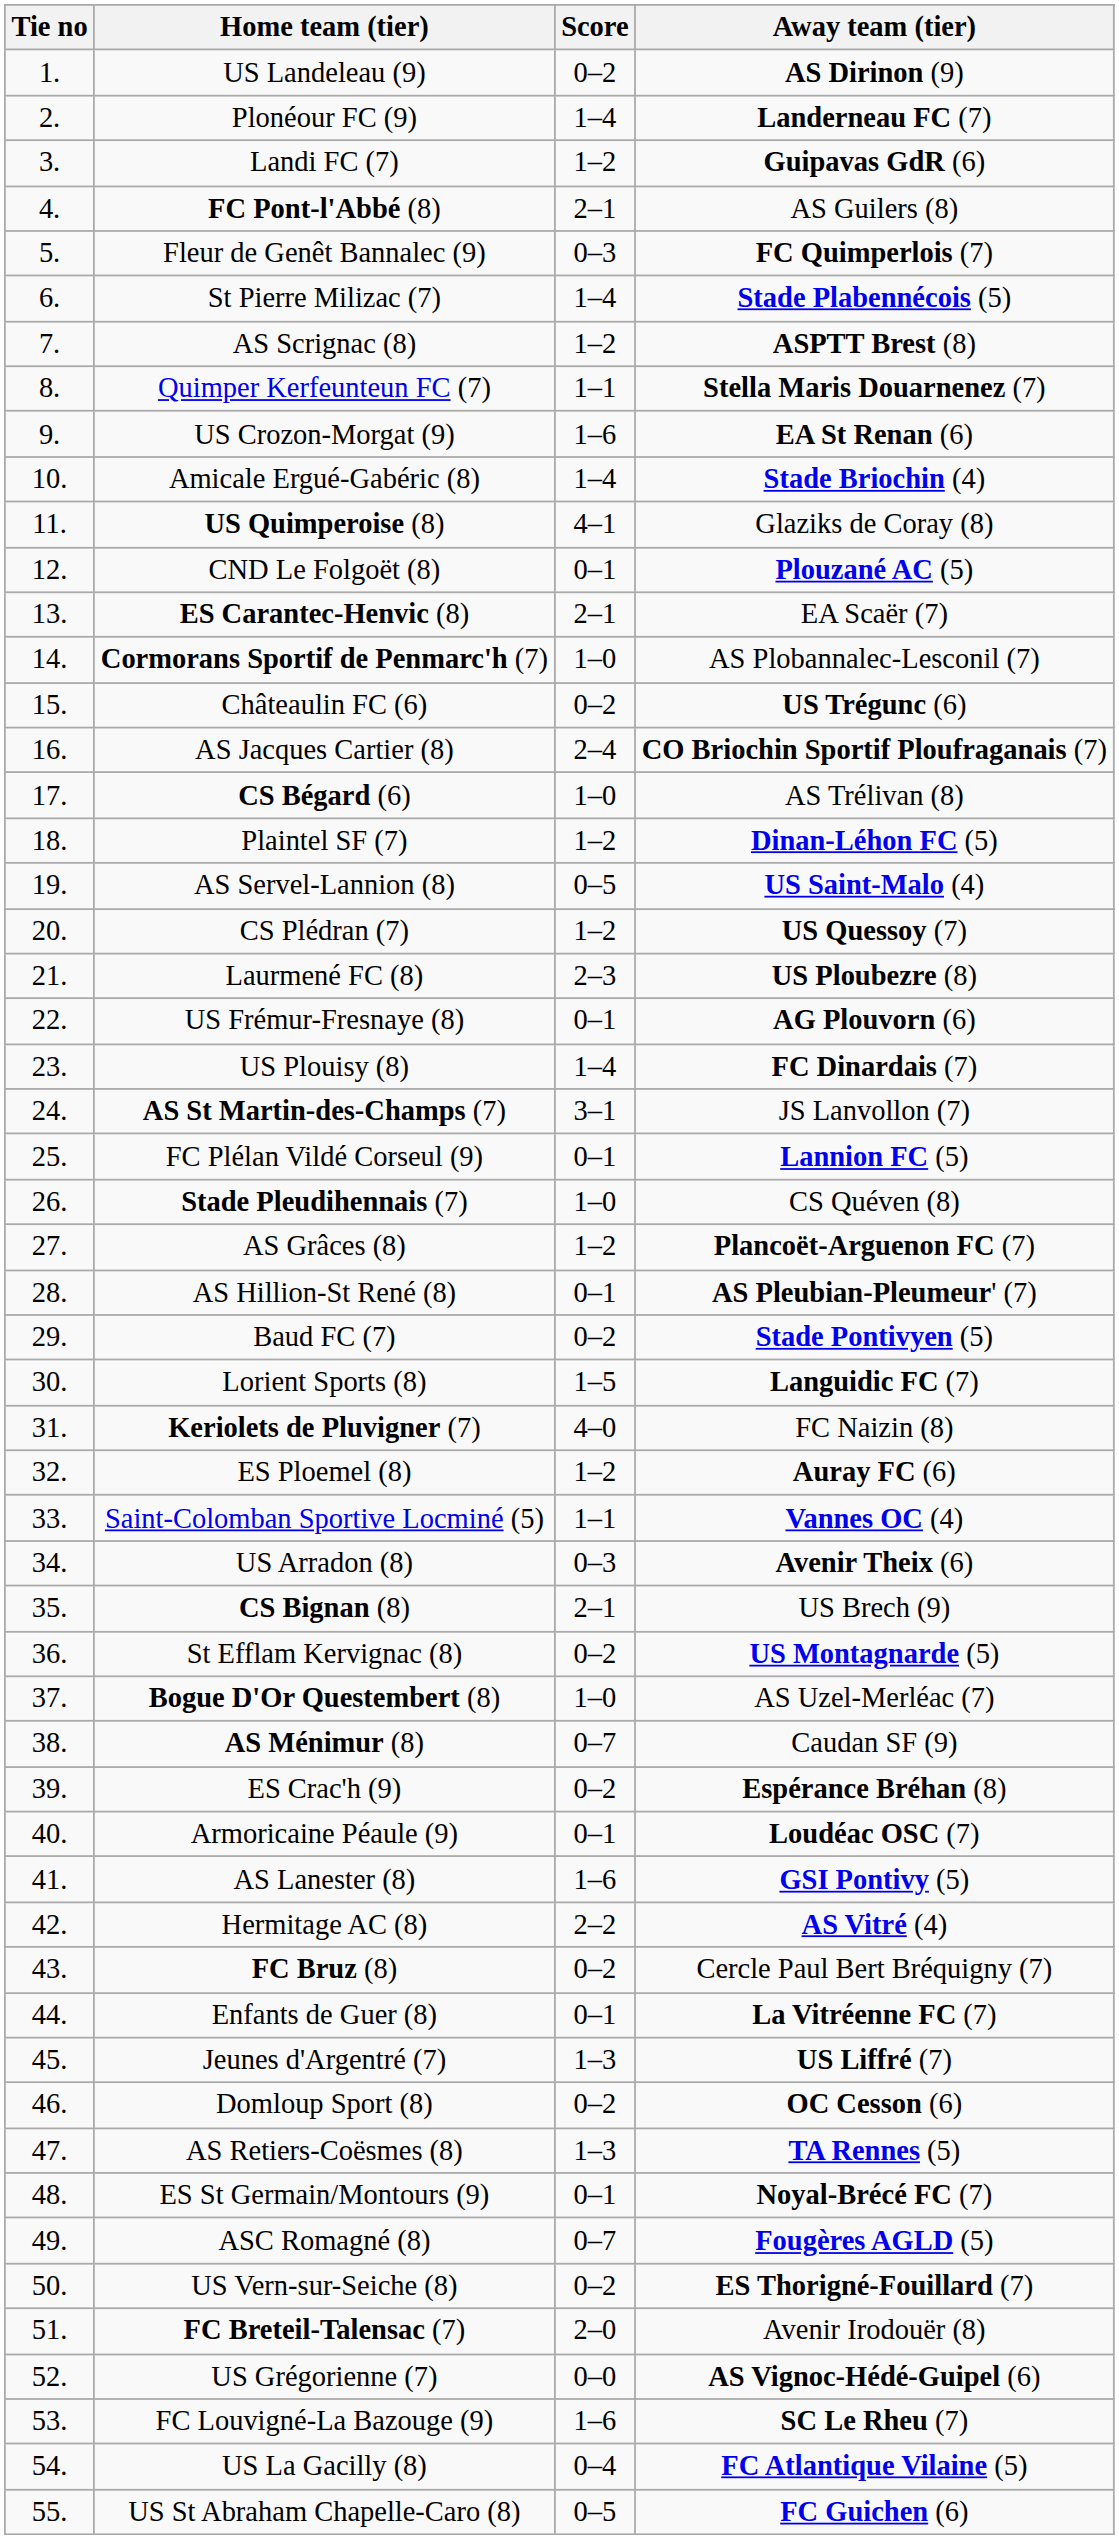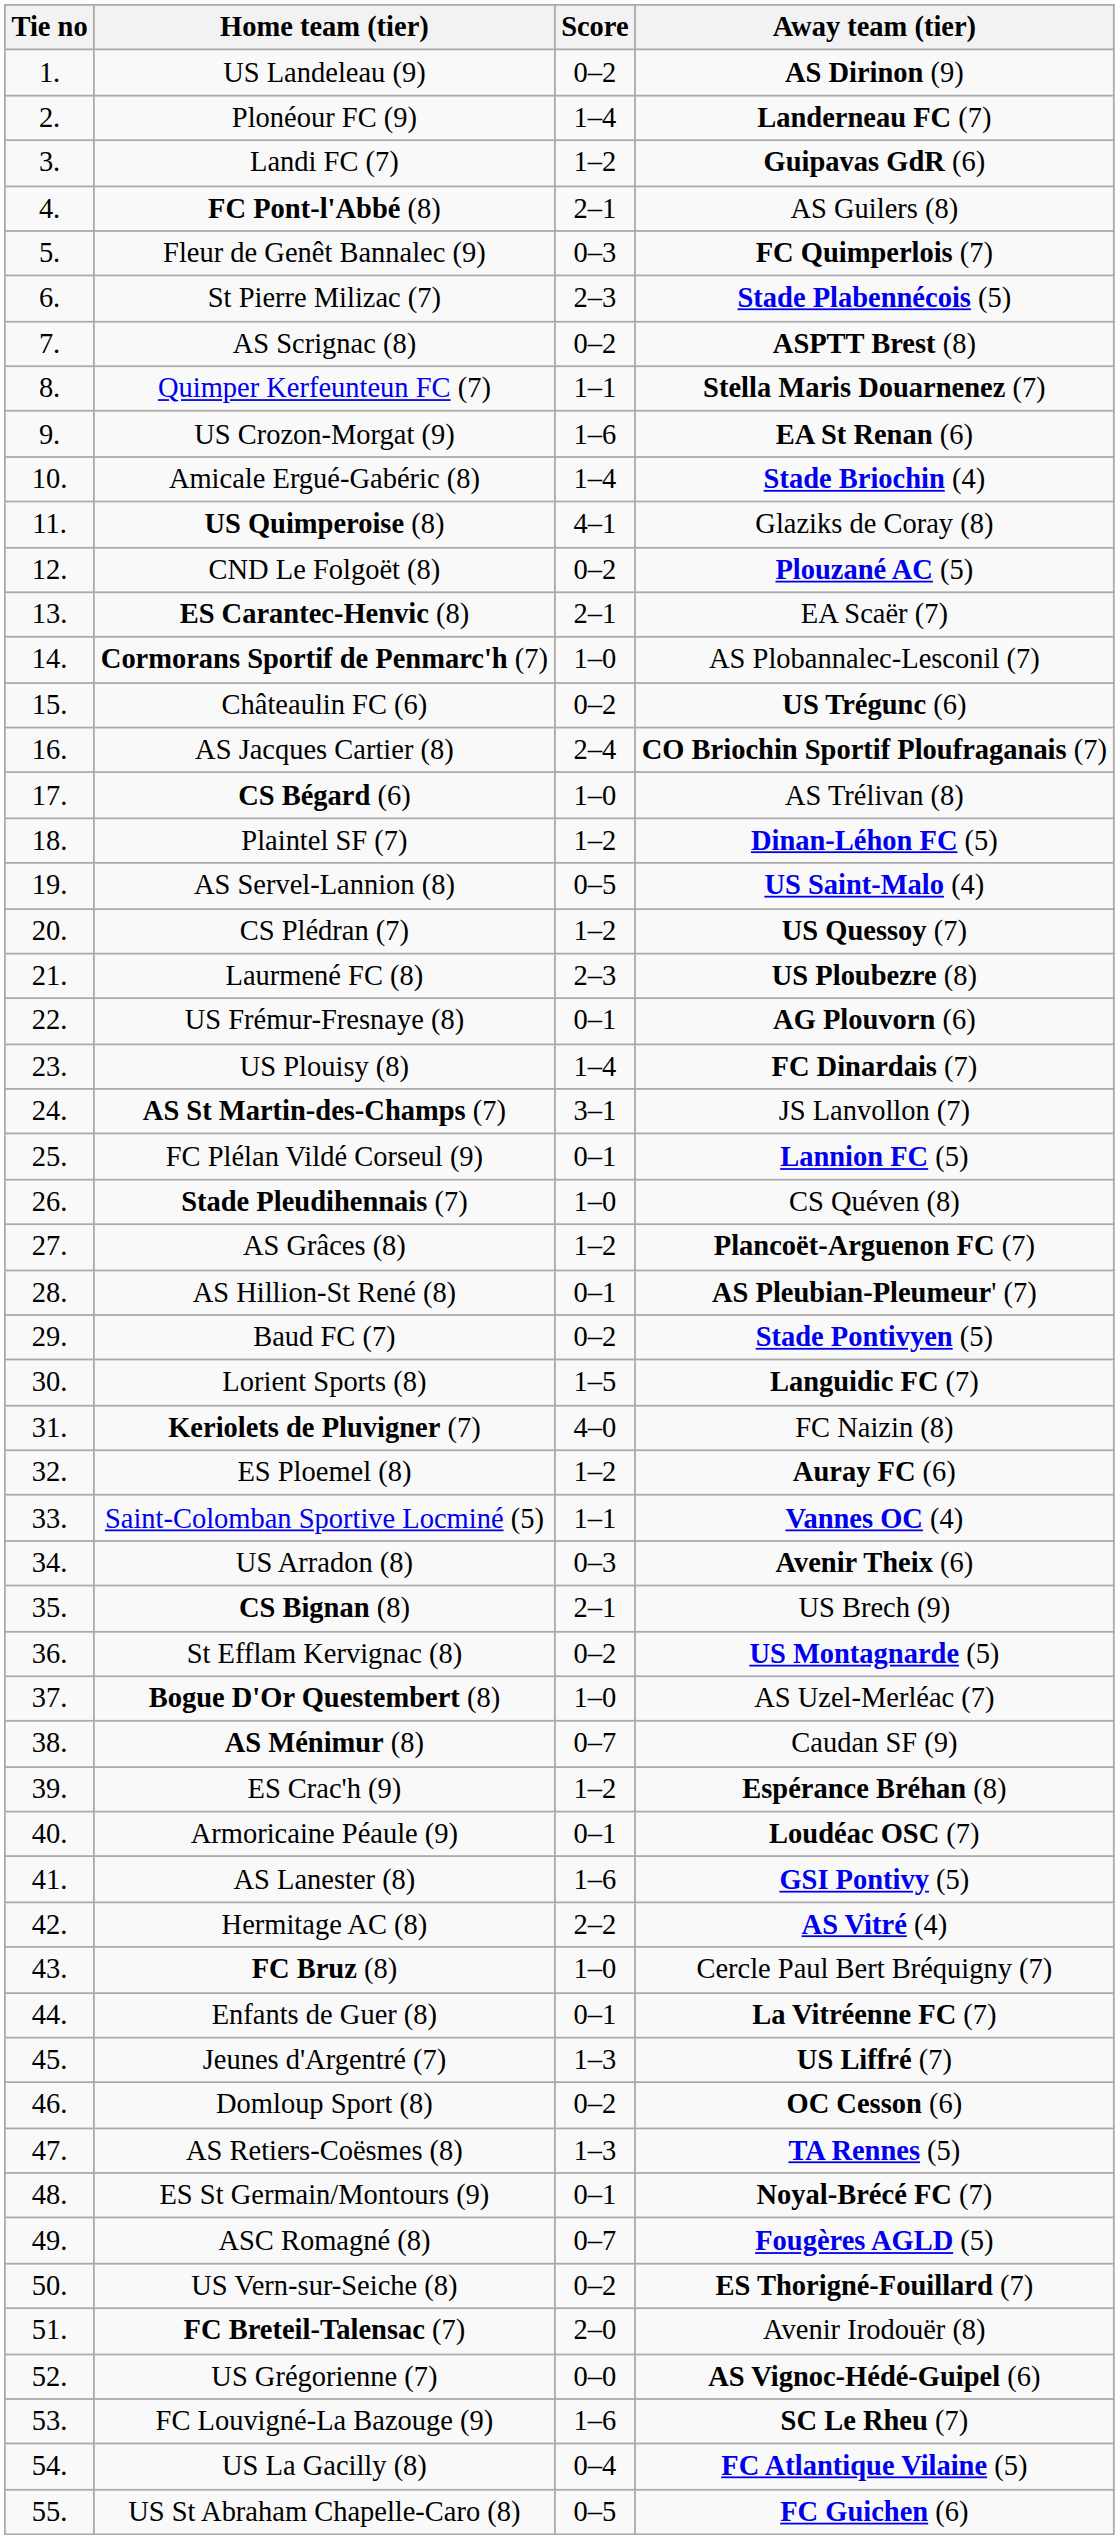(595, 298) 1–4 -> (595, 298) 2–3
(595, 343) 1–2 -> (595, 343) 0–2
(595, 569) 0–1 -> (595, 569) 0–2
(595, 1788) 0–2 -> (595, 1788) 1–2
(595, 1969) 0–2 -> (595, 1969) 1–0
